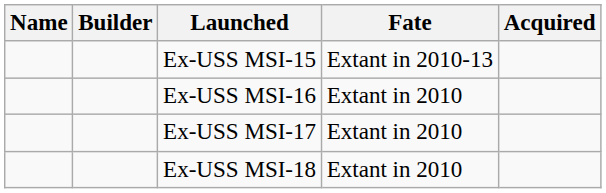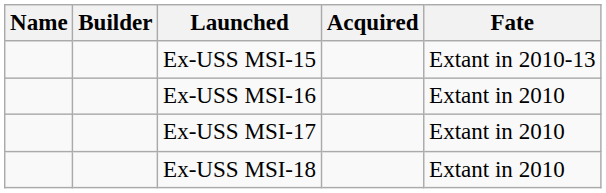columns swapped: (550, 22) <-> (410, 22)
